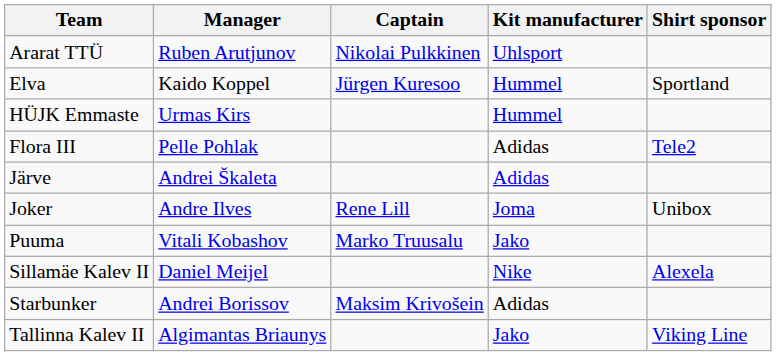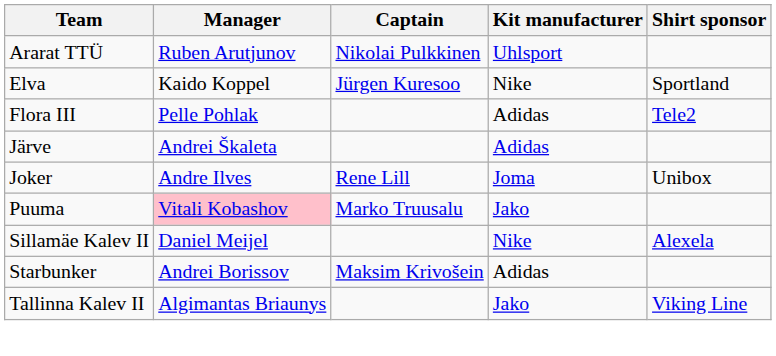(528, 83) Hummel -> (512, 83) Nike
- row: (74, 114)
(223, 240) no background -> (223, 209) pink background
